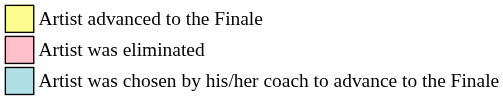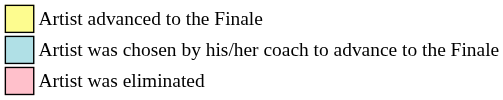rows swapped: (269, 80) <-> (122, 49)
